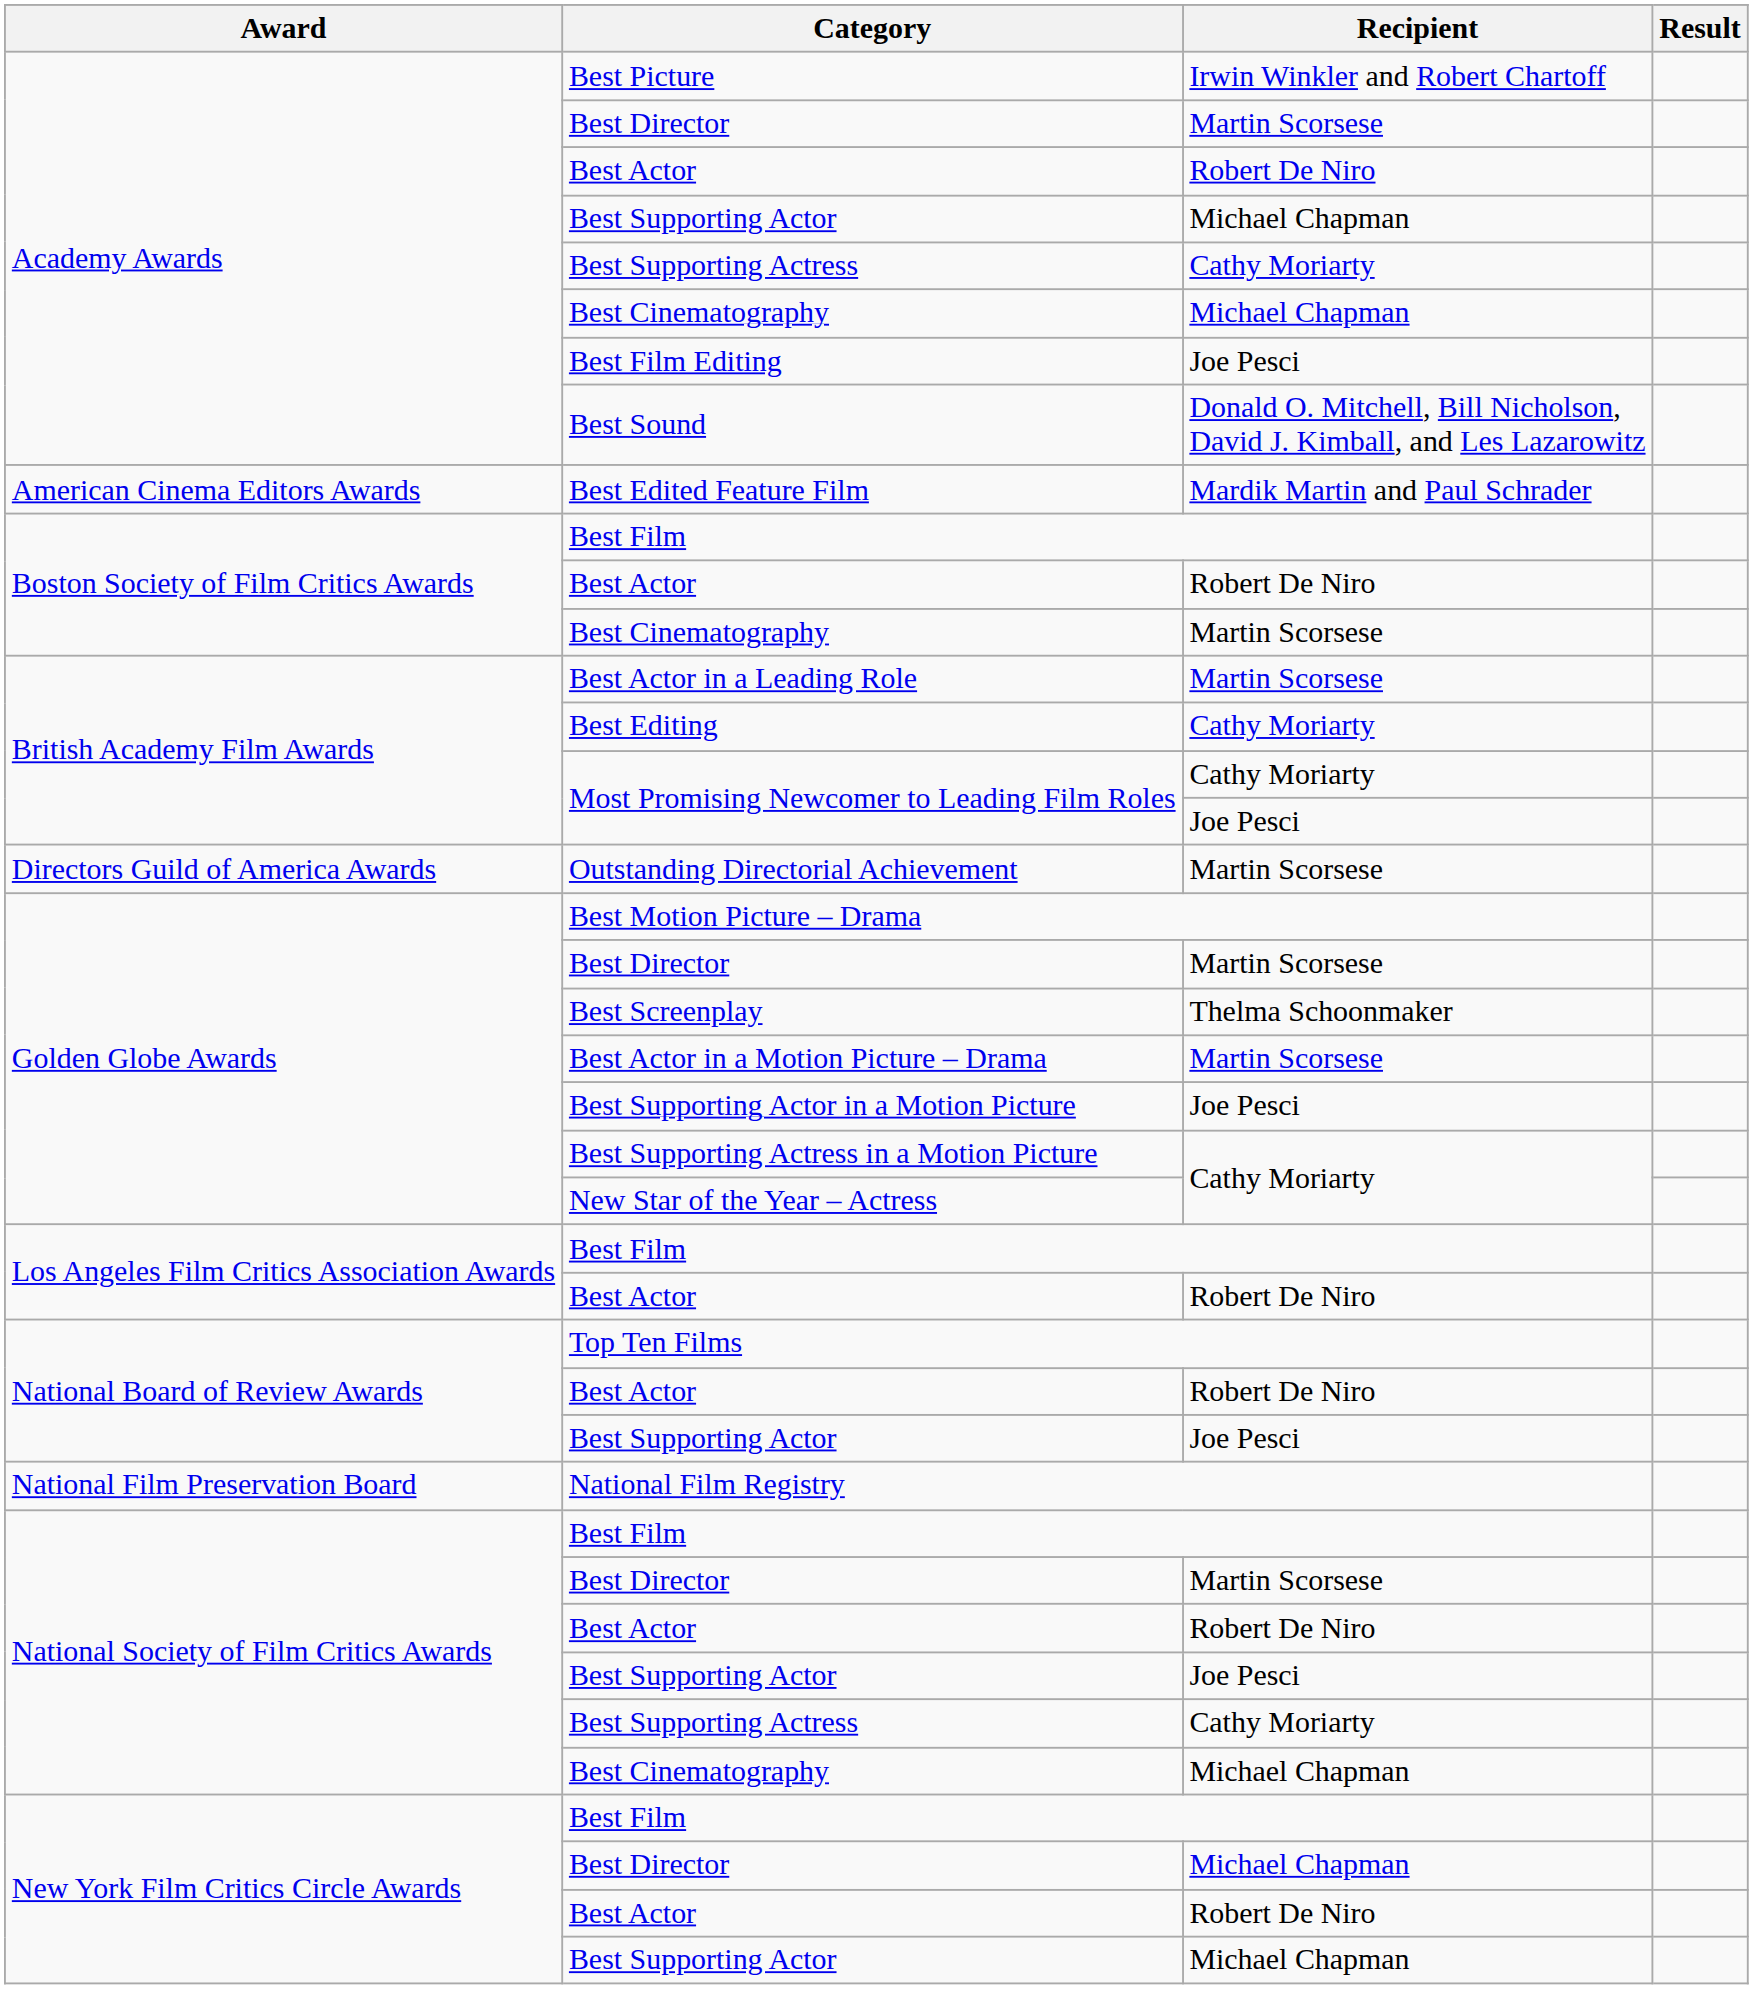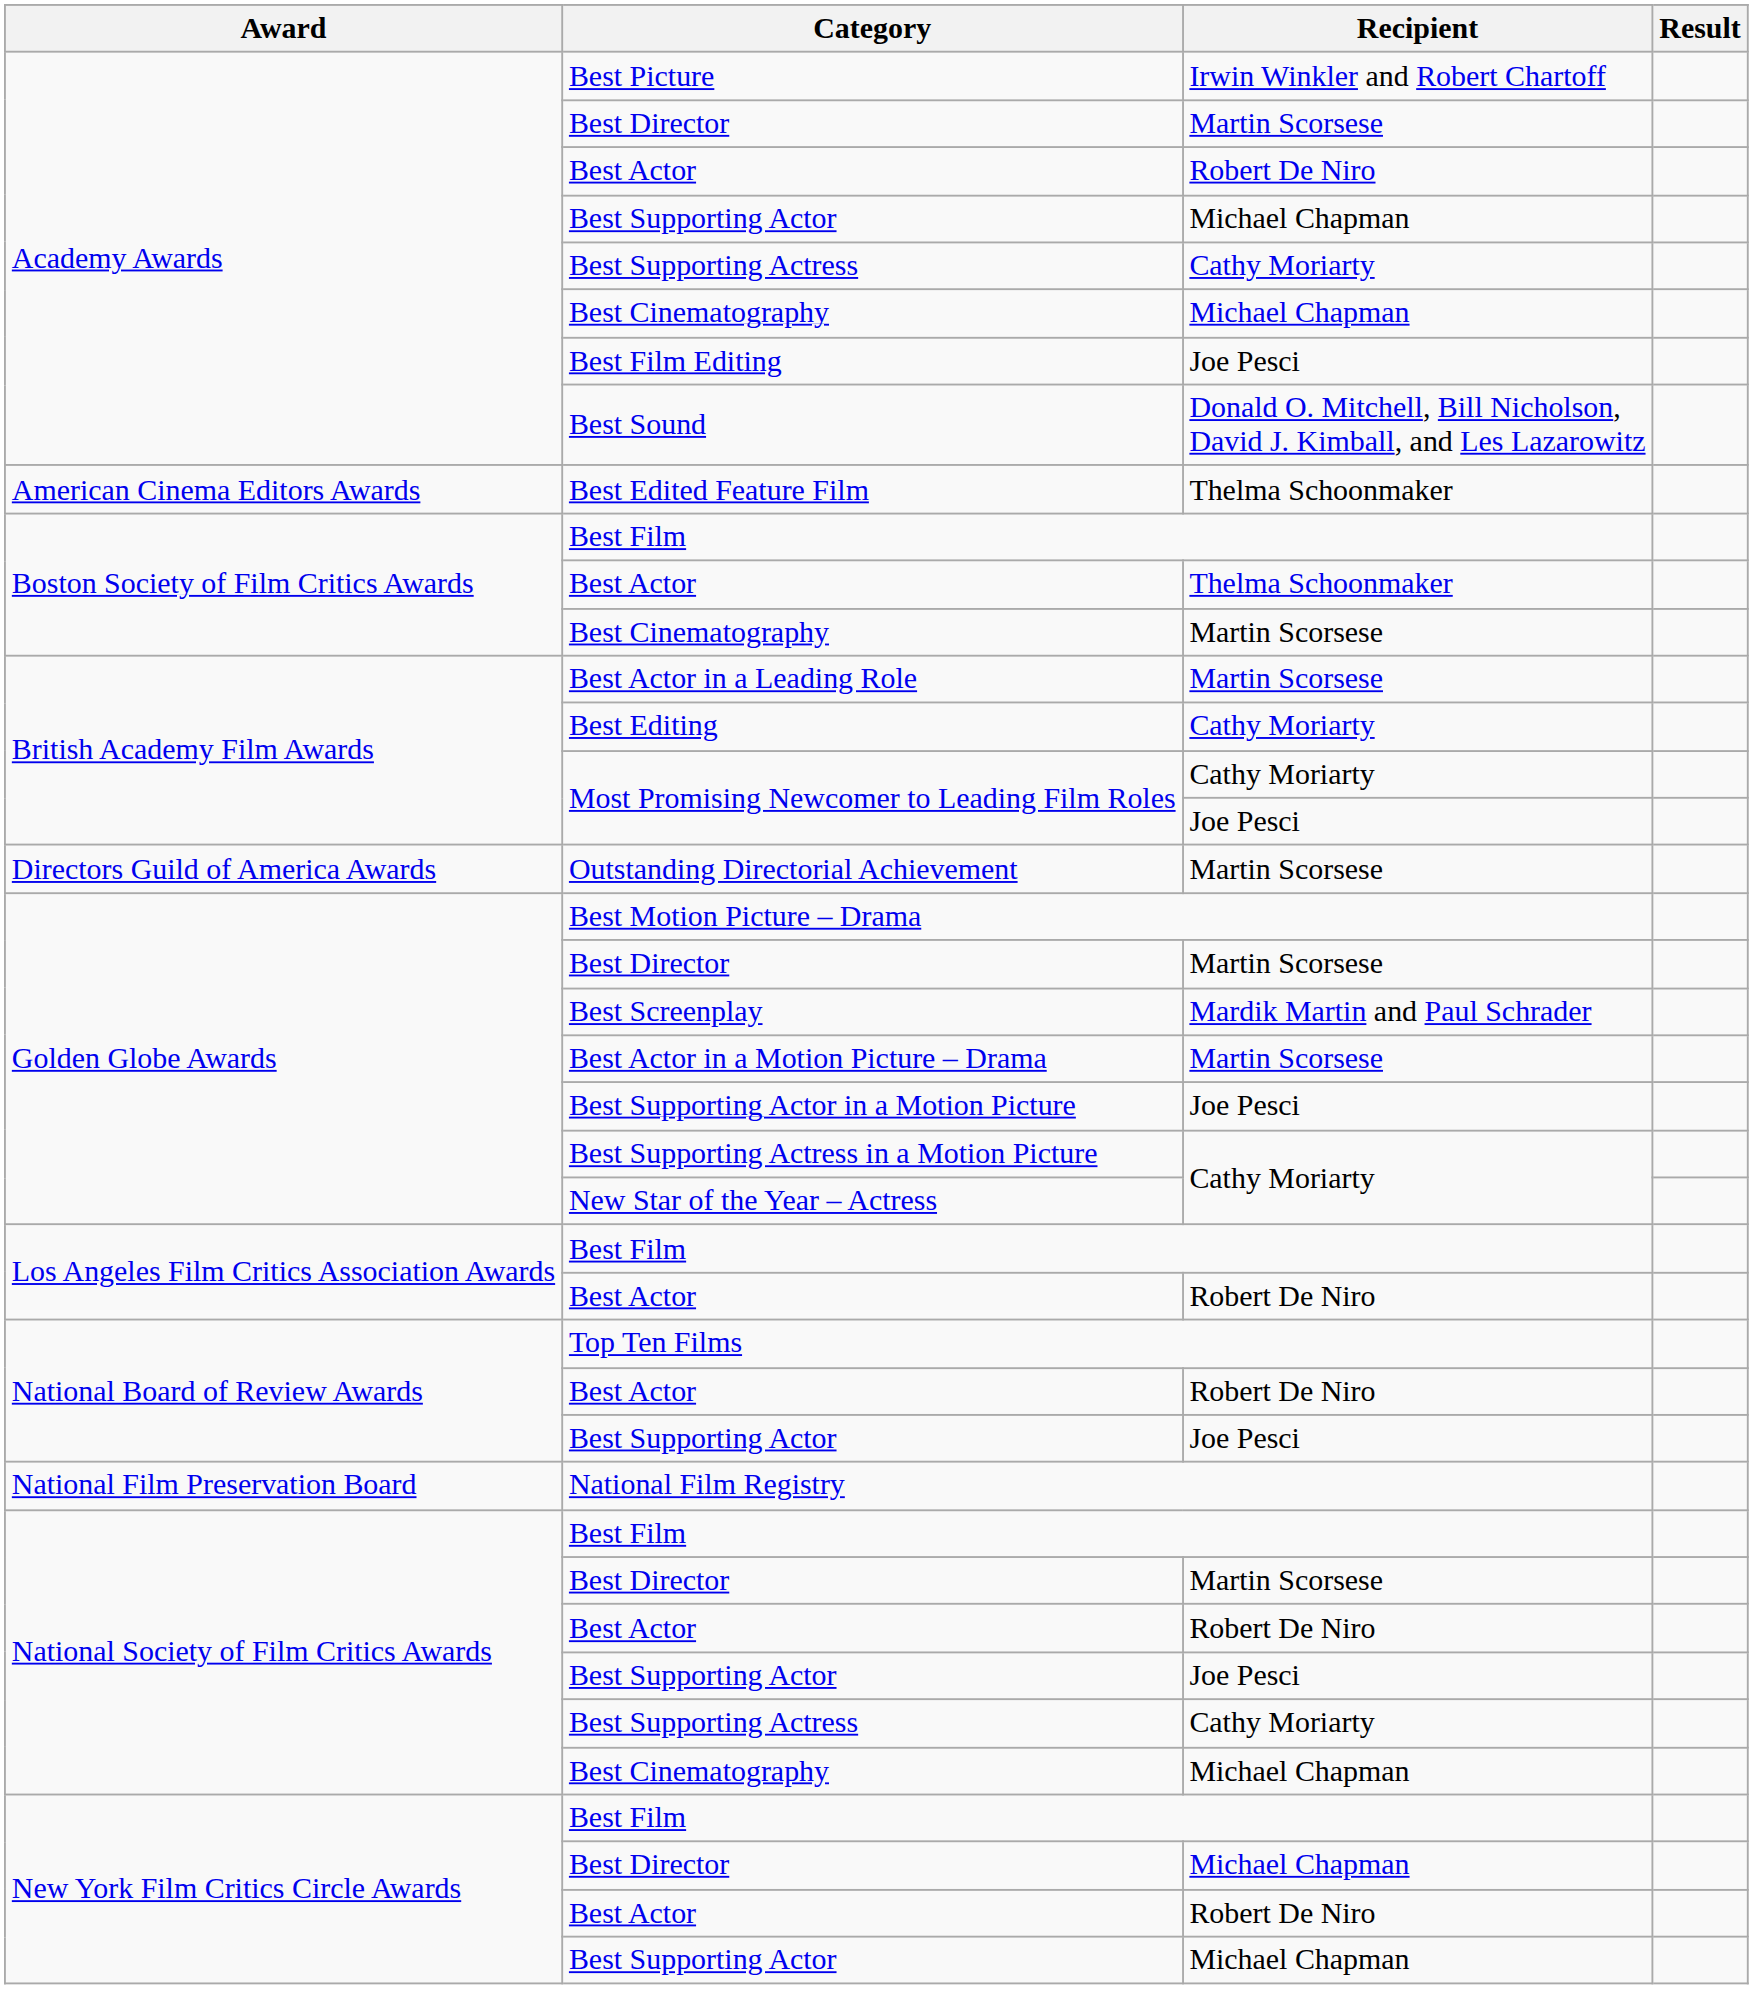(1390, 488) Mardik Martin and Paul Schrader -> (1321, 488) Thelma Schoonmaker
(1282, 583) Robert De Niro -> (1321, 583) Thelma Schoonmaker
(1321, 1010) Thelma Schoonmaker -> (1390, 1010) Mardik Martin and Paul Schrader
